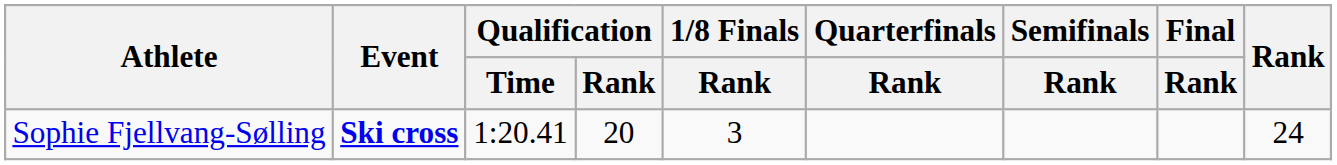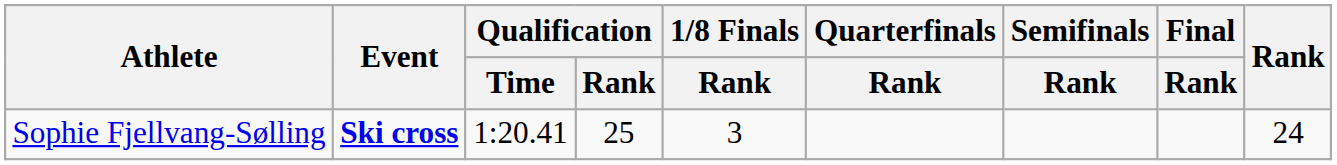(619, 133) 20 -> (619, 133) 25
